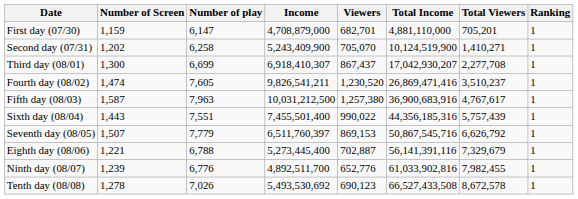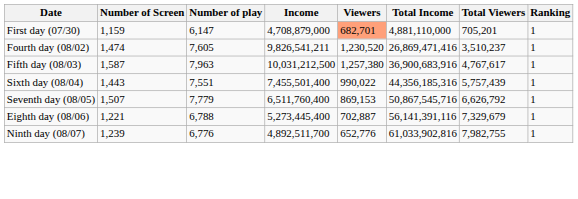(358, 30) no background -> (358, 30) lightsalmon background
- row: (49, 47)
- row: (46, 64)
(298, 133) 6,511,760,397 -> (298, 99) 6,511,760,400
(484, 168) 7,982,455 -> (484, 133) 7,982,755
- row: (46, 185)
